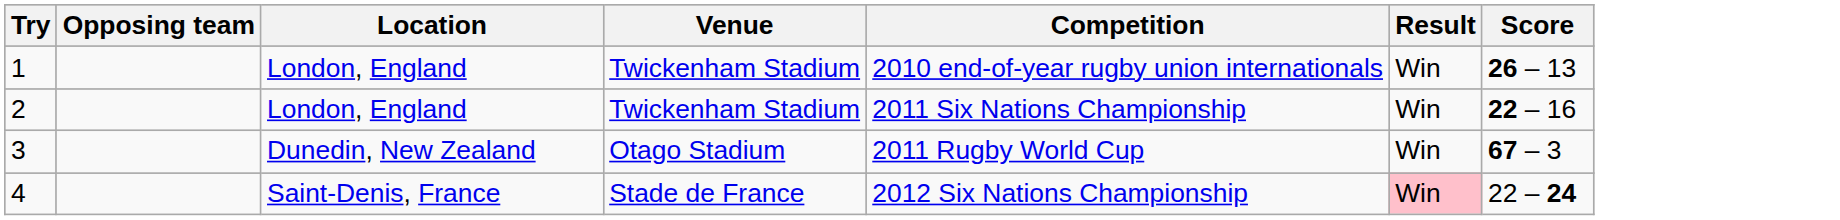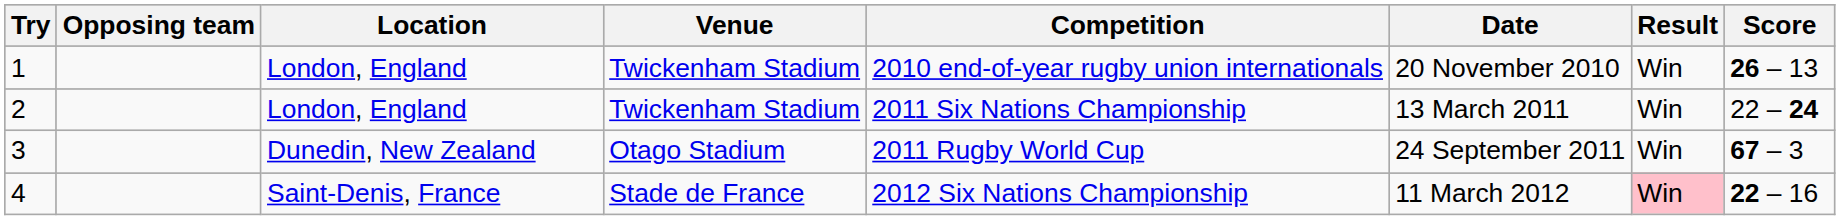+ column: (1510, 25)
(1532, 109) 22 – 16 -> (1774, 109) 22 – 24
(1532, 192) 22 – 24 -> (1774, 192) 22 – 16
